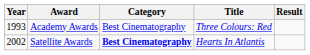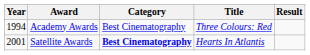(16, 27) 1993 -> (16, 27) 1994
(16, 42) 2002 -> (16, 42) 2001
